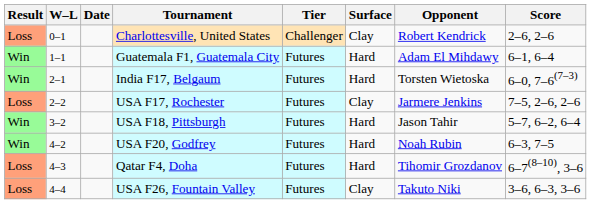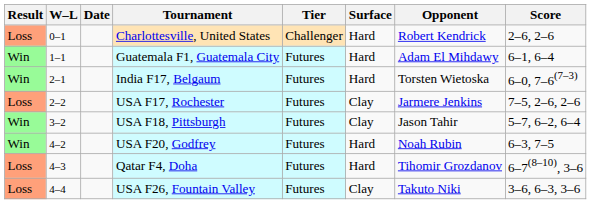(361, 35) Clay -> (362, 35) Hard
(362, 122) Hard -> (361, 122) Clay
